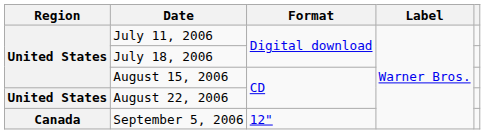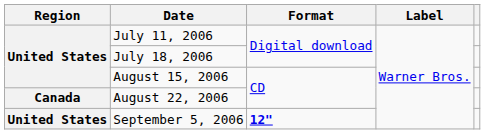(57, 98) United States -> (57, 98) Canada
(57, 119) Canada -> (57, 119) United States
(261, 119) normal -> (261, 119) bold
